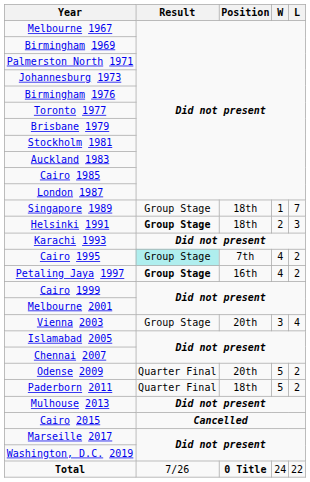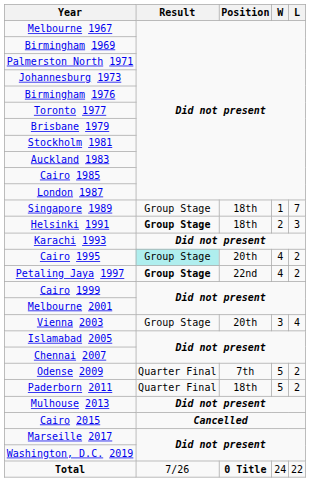(245, 257) 7th -> (245, 257) 20th
(245, 274) 16th -> (245, 274) 22nd
(245, 371) 20th -> (245, 371) 7th
